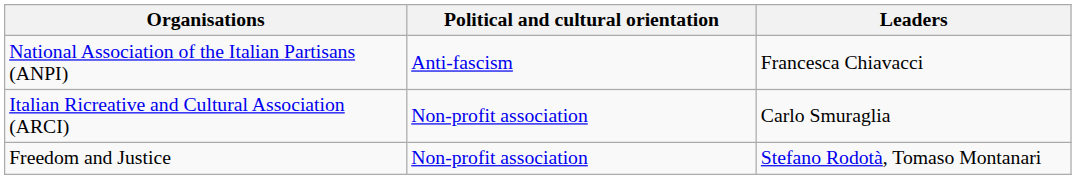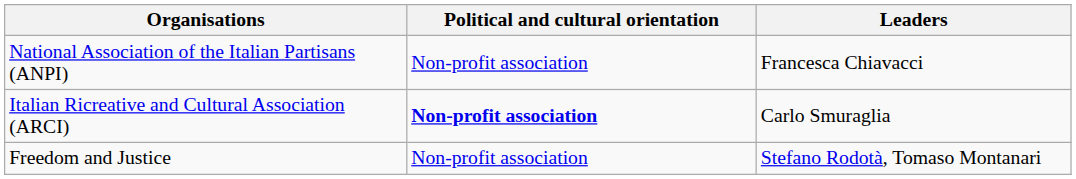(462, 62) Anti-fascism -> (500, 62) Non-profit association
(500, 115) normal -> (504, 115) bold
